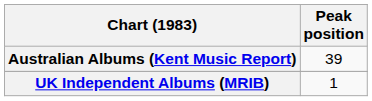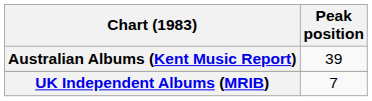(334, 83) 1 -> (334, 83) 7
